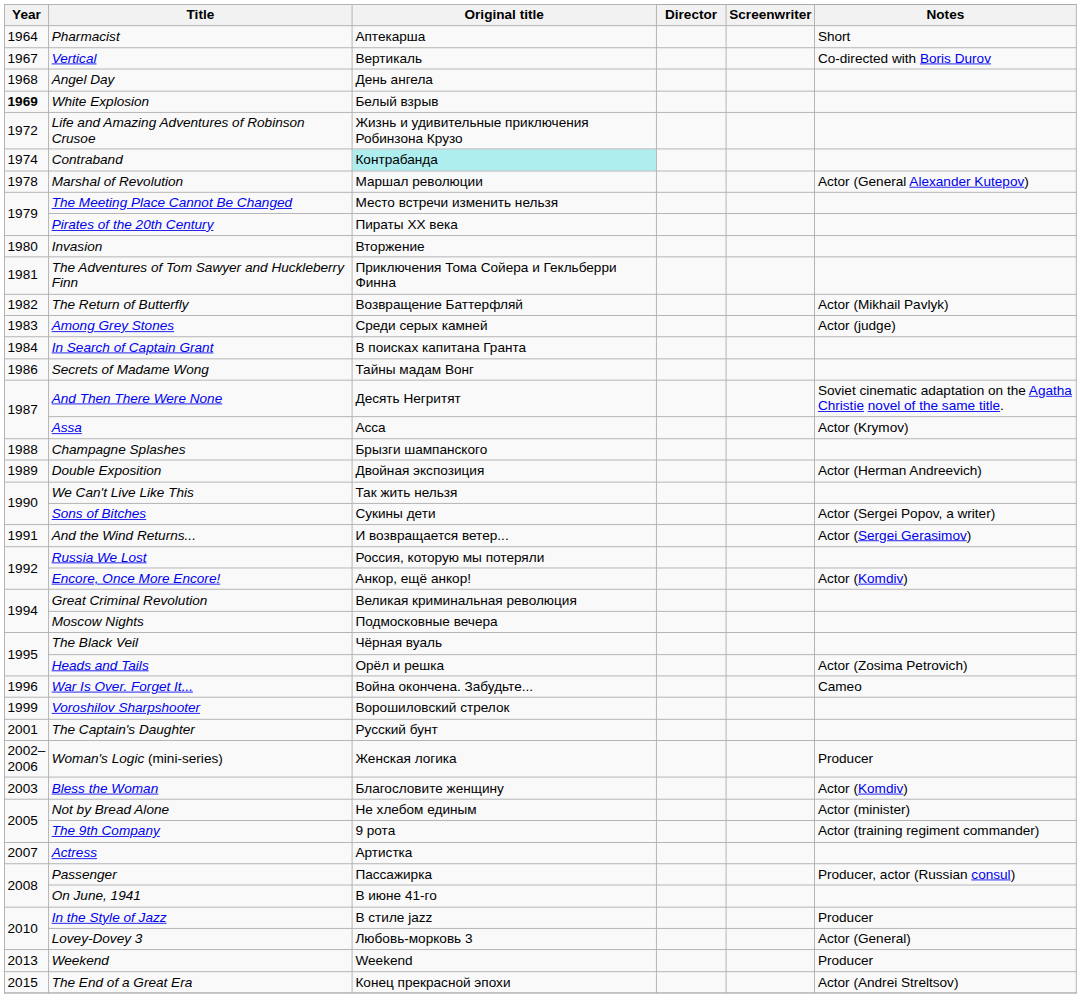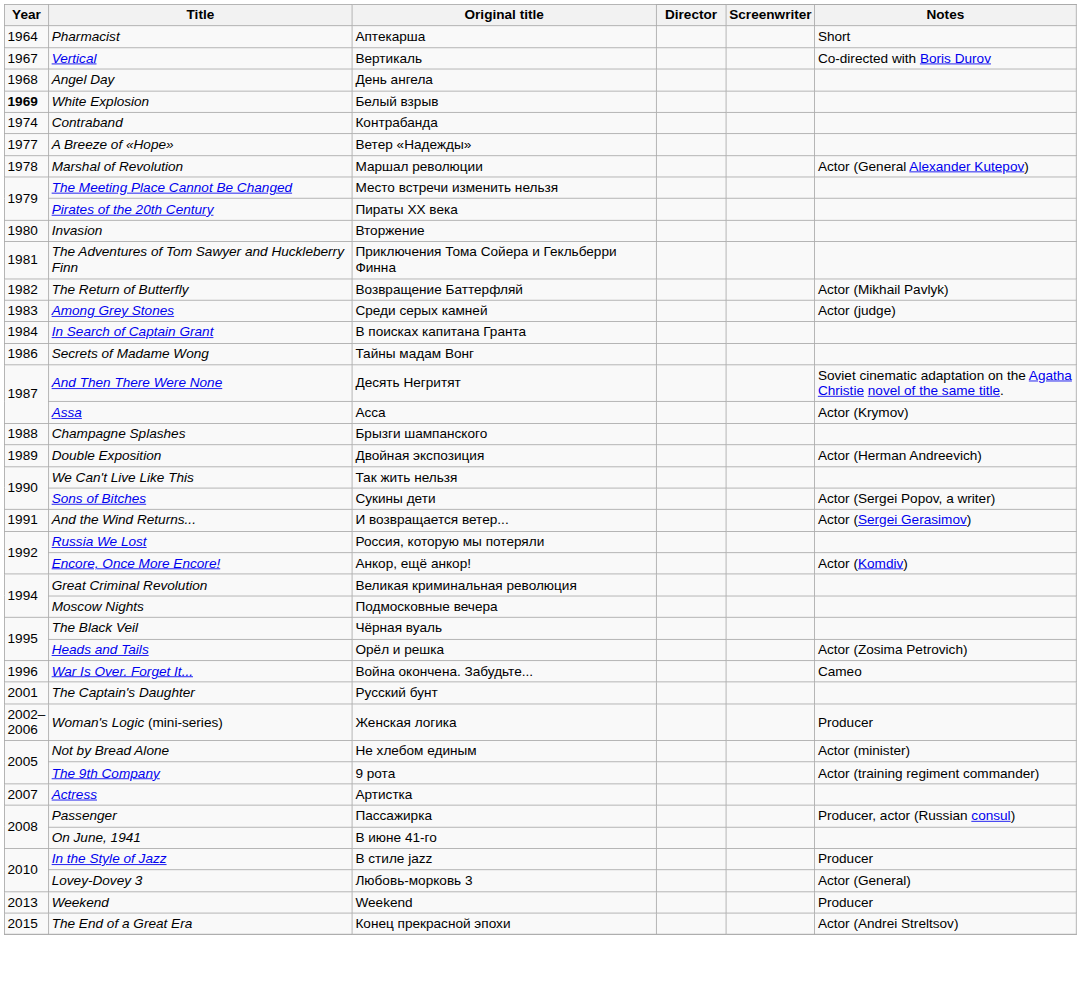- row: (178, 130)
(397, 159) paleturquoise background -> (397, 123) no background
+ row: (113, 144)
- row: (126, 708)
- row: (105, 788)
